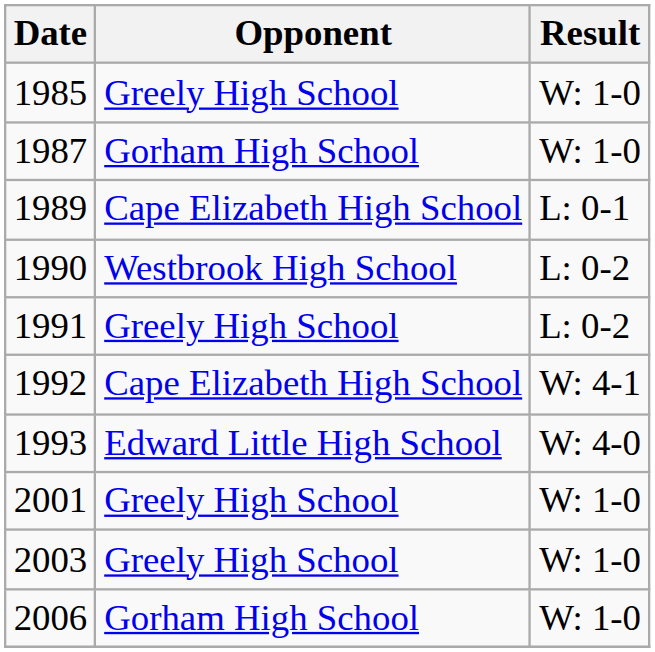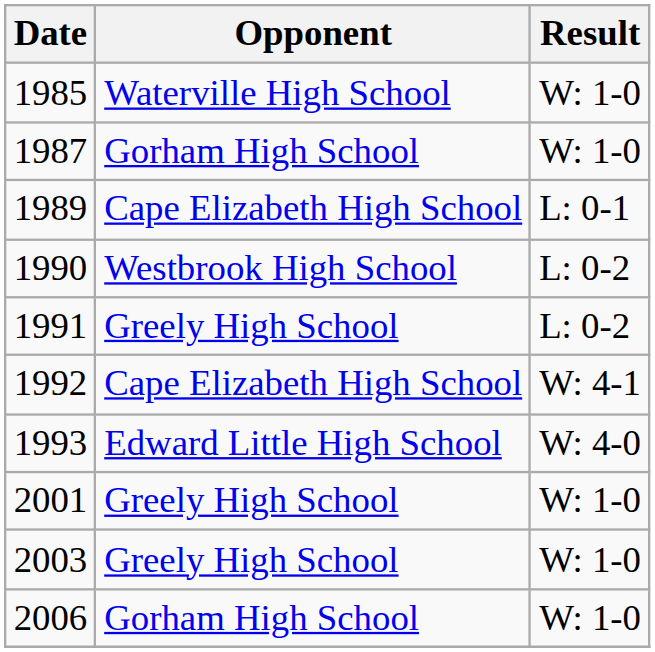(251, 92) Greely High School -> (277, 92) Waterville High School
